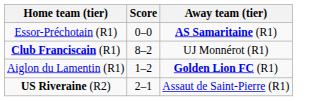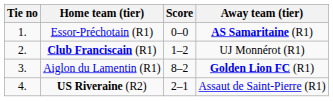+ column: (22, 13)
(143, 50) 8–2 -> (180, 50) 1–2
(143, 68) 1–2 -> (180, 68) 8–2
